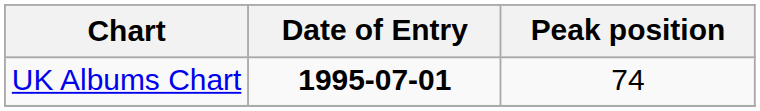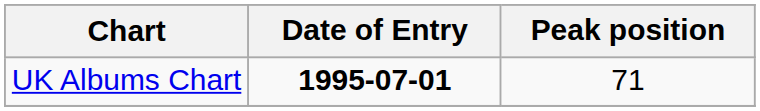(628, 80) 74 -> (628, 80) 71
